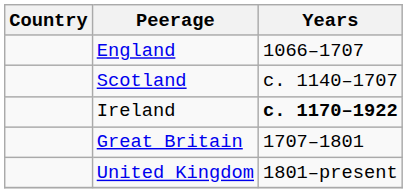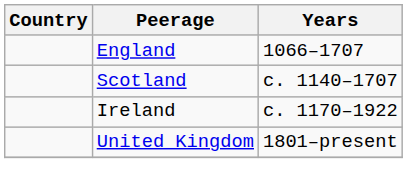(330, 112) bold -> (330, 112) normal
- row: (170, 142)
